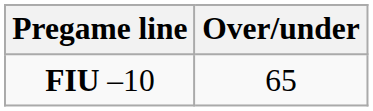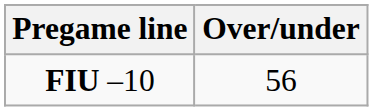(281, 79) 65 -> (281, 79) 56
